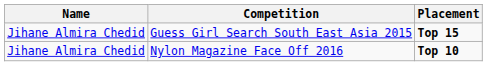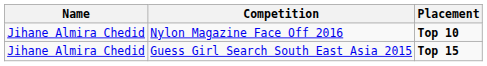rows swapped: (281, 32) <-> (247, 51)
